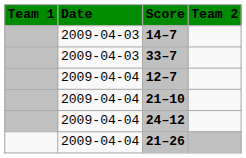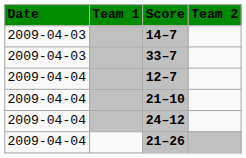columns swapped: (77, 15) <-> (31, 15)
